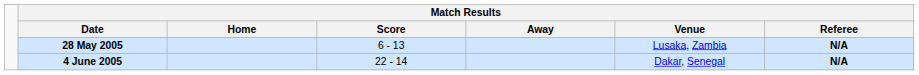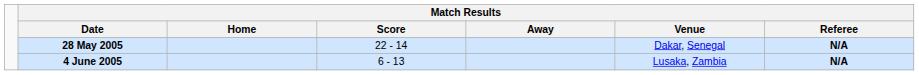(391, 46) 6 - 13 -> (391, 46) 22 - 14
(690, 46) Lusaka, Zambia -> (690, 46) Dakar, Senegal
(391, 62) 22 - 14 -> (391, 62) 6 - 13
(690, 62) Dakar, Senegal -> (690, 62) Lusaka, Zambia
